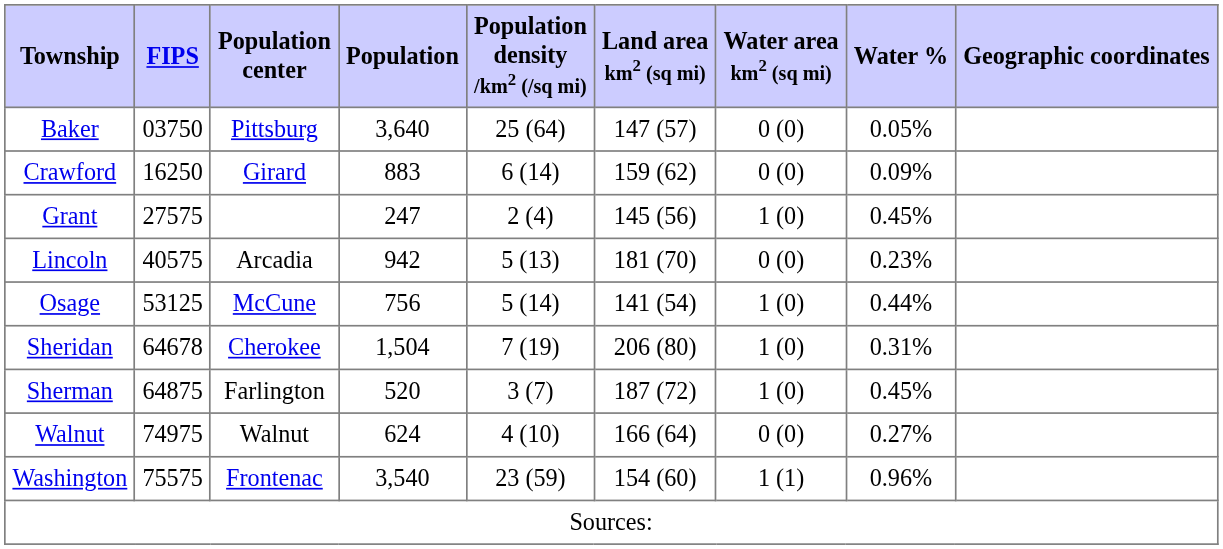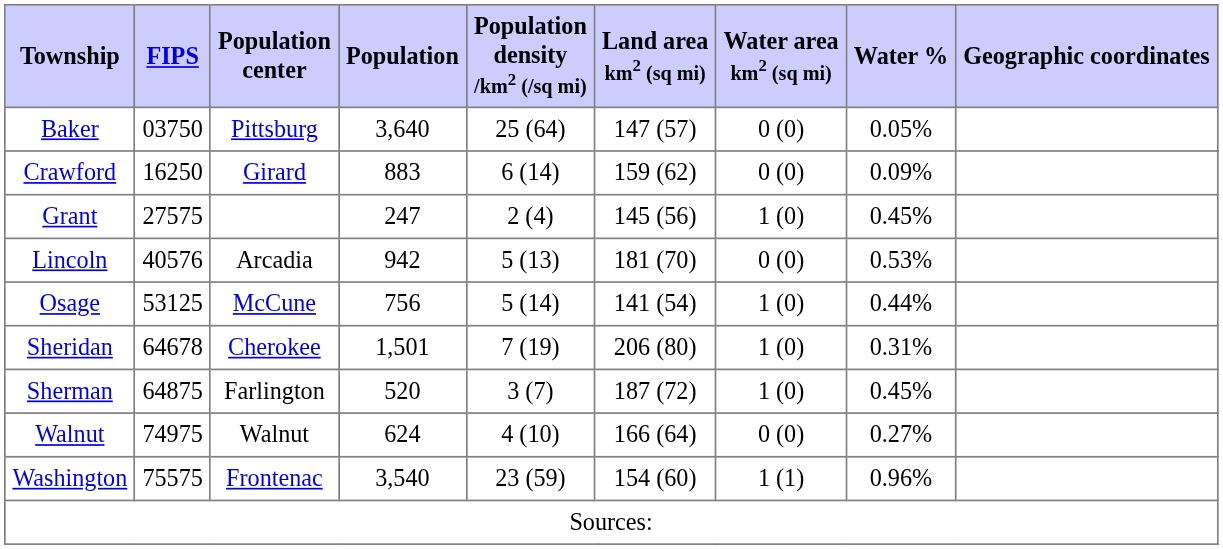(173, 259) 40575 -> (173, 259) 40576
(901, 259) 0.23% -> (901, 259) 0.53%
(402, 347) 1,504 -> (402, 347) 1,501
